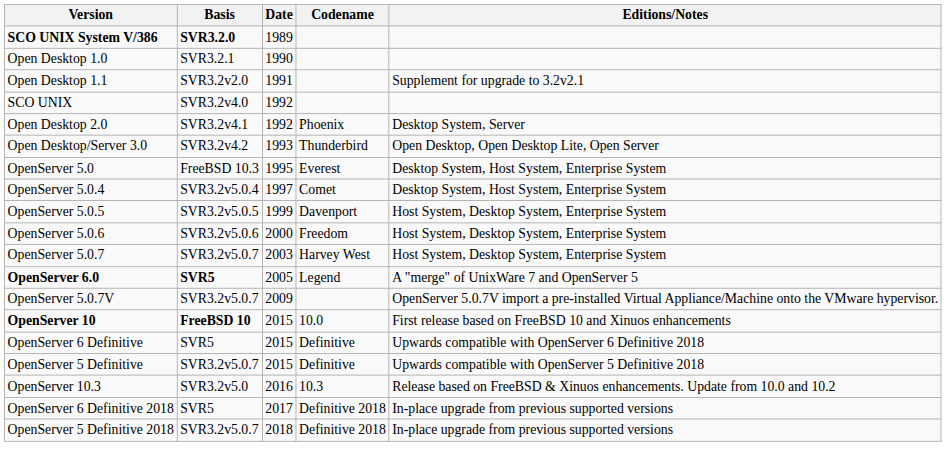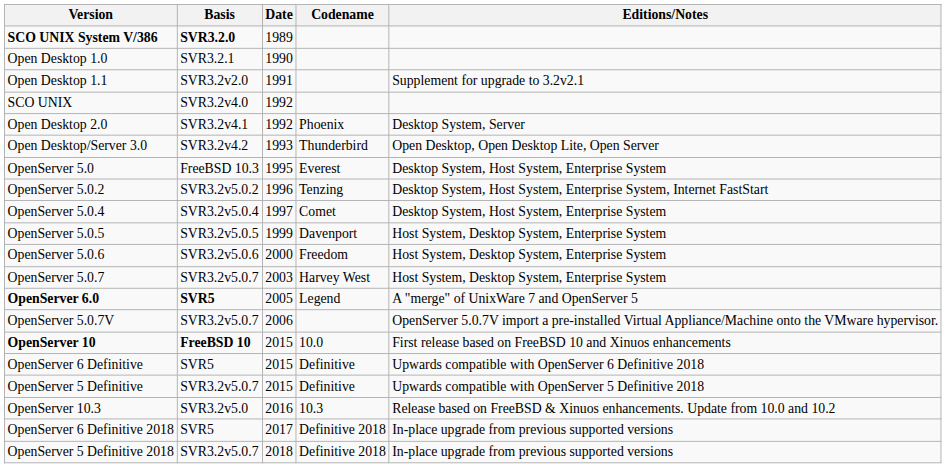+ row: (56, 189)
(279, 299) 2009 -> (279, 320) 2006
